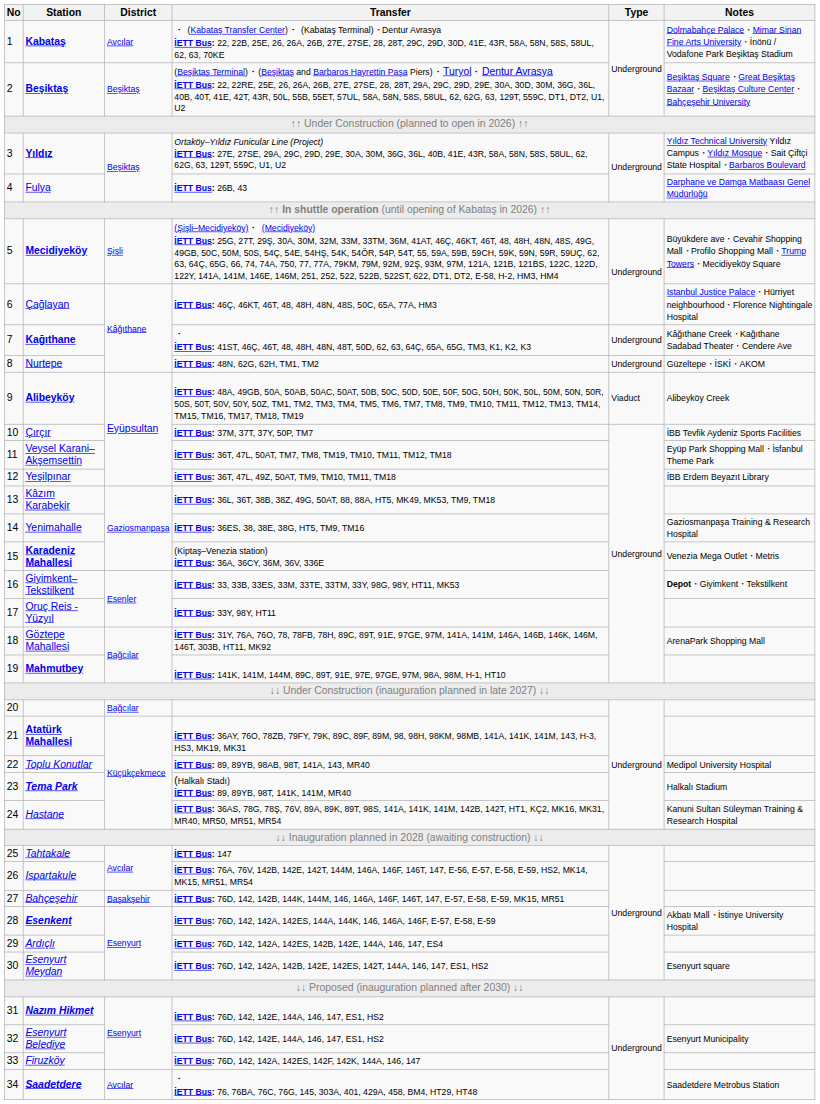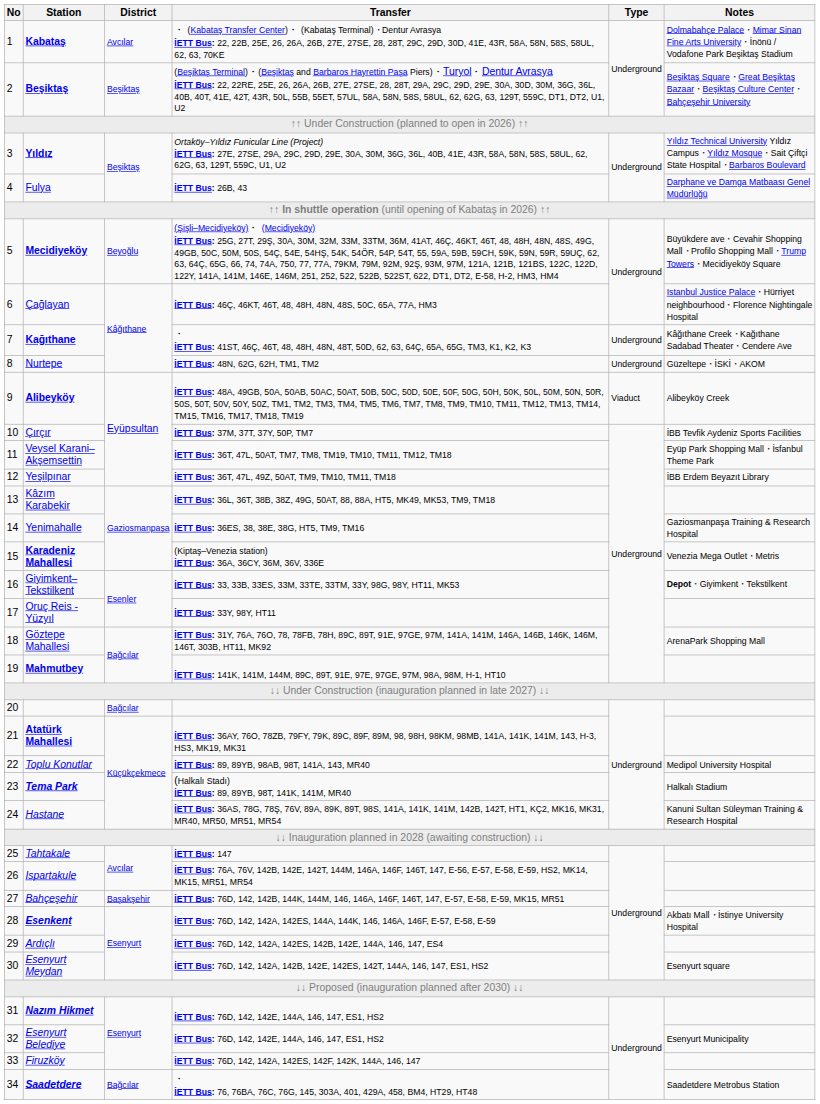(115, 252) Şişli -> (123, 252) Beyoğlu
(120, 1085) Avcılar -> (123, 1085) Bağcılar
